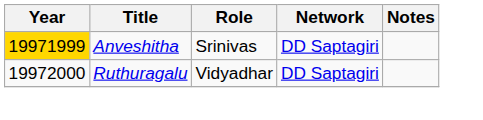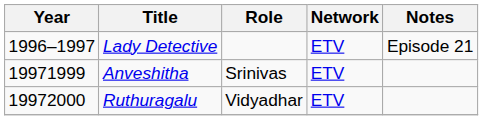+ row: (160, 45)
(47, 45) gold background -> (47, 73) no background
(330, 45) DD Saptagiri -> (328, 73) ETV
(330, 73) DD Saptagiri -> (328, 100) ETV
